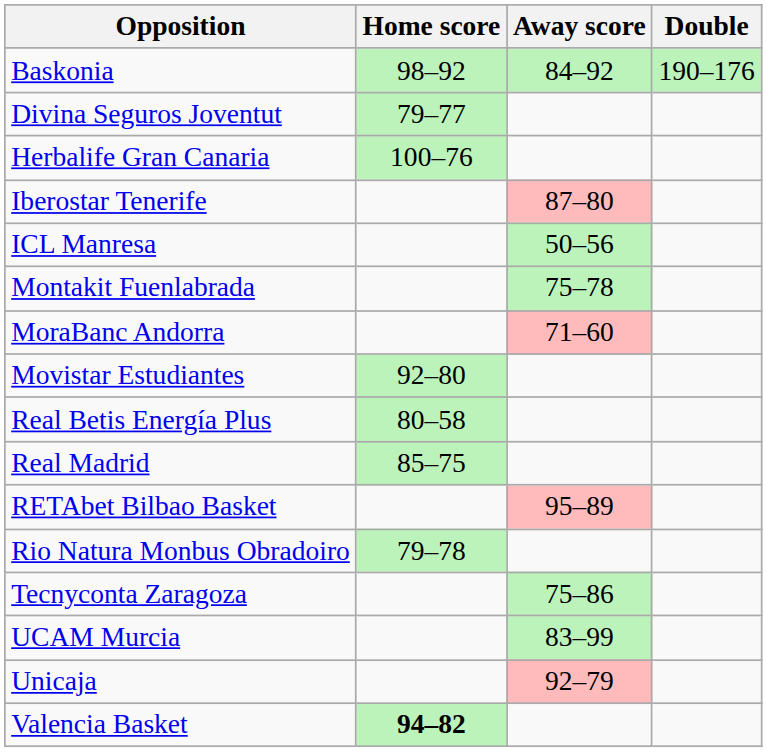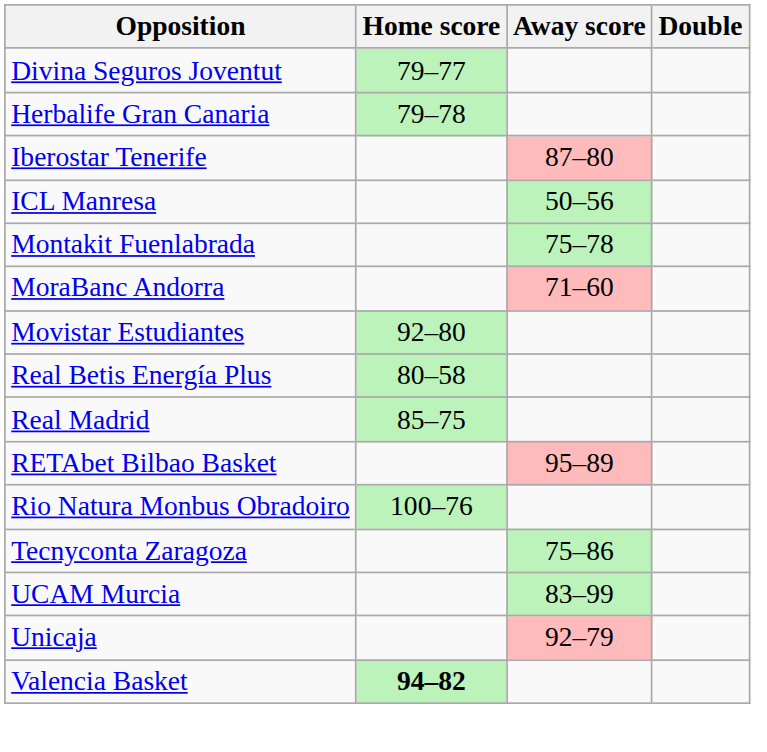- row: (62, 69)
(431, 157) 100–76 -> (431, 113) 79–78
(431, 550) 79–78 -> (431, 506) 100–76
